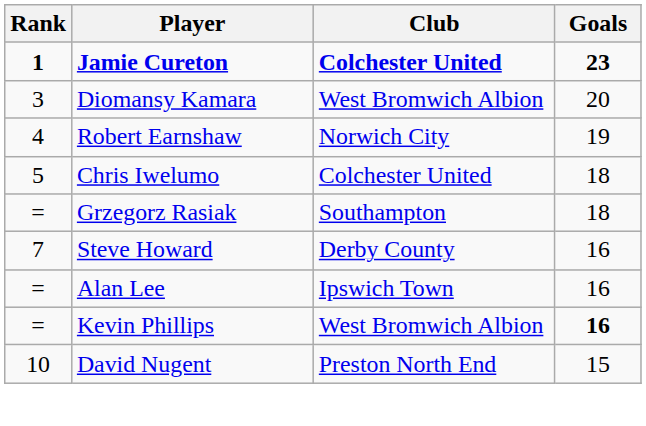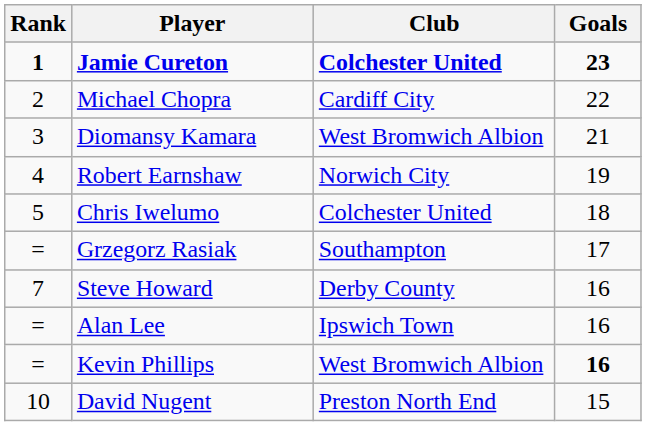+ row: (154, 99)
(598, 99) 20 -> (598, 136) 21
(598, 212) 18 -> (598, 250) 17
